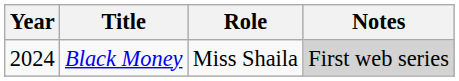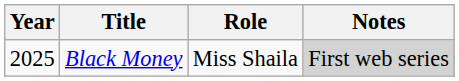(32, 57) 2024 -> (32, 57) 2025
